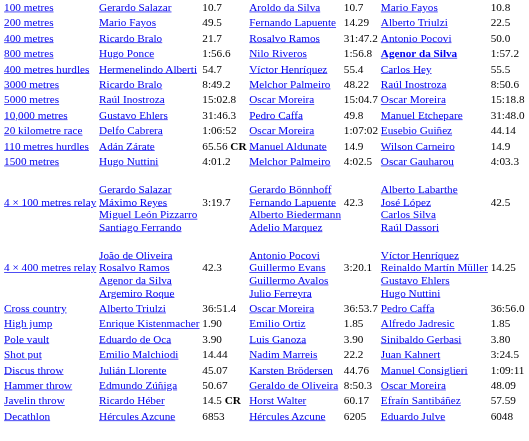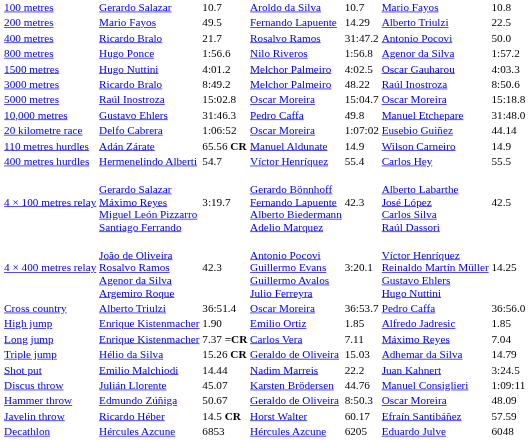(419, 53) bold -> (418, 53) normal
rows swapped: (32, 161) <-> (47, 69)
- row: (27, 339)
+ row: (29, 339)
+ row: (30, 354)
